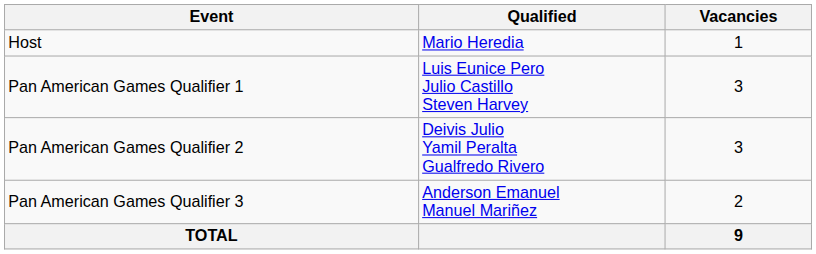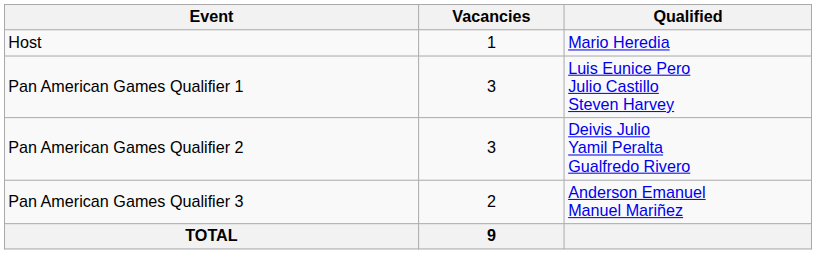columns swapped: (738, 17) <-> (542, 17)
